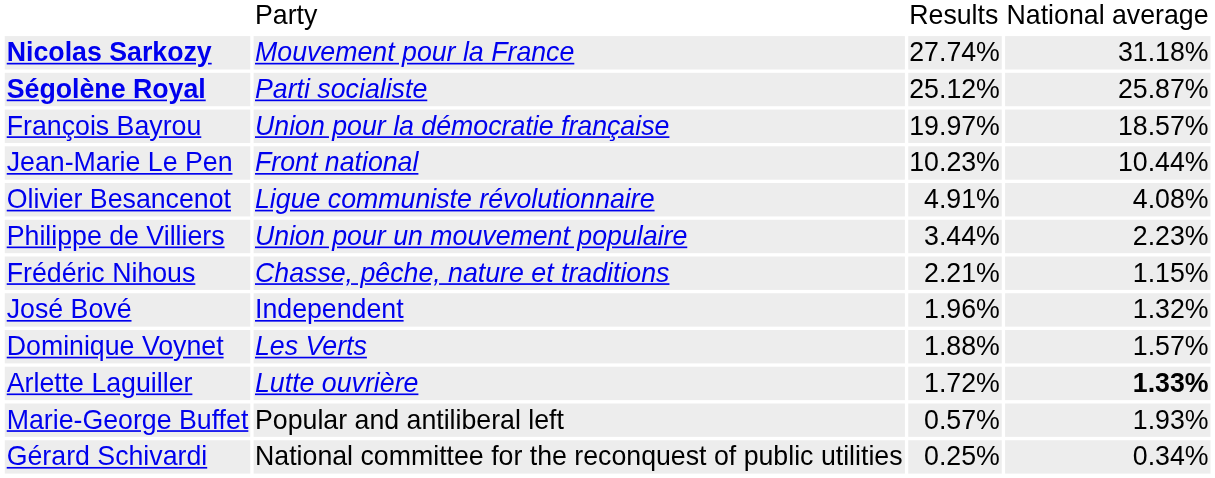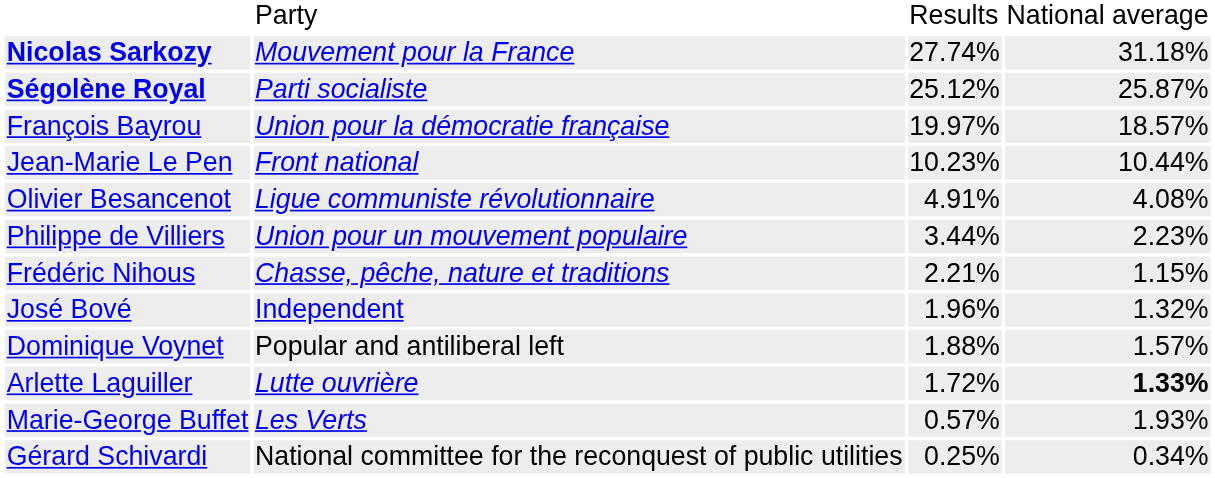(311, 346) Les Verts -> (409, 346) Popular and antiliberal left
(409, 419) Popular and antiliberal left -> (311, 419) Les Verts
